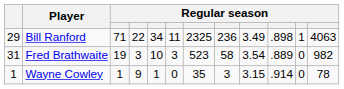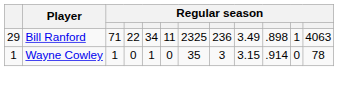- row: (67, 56)
(138, 74) 9 -> (133, 56) 0
